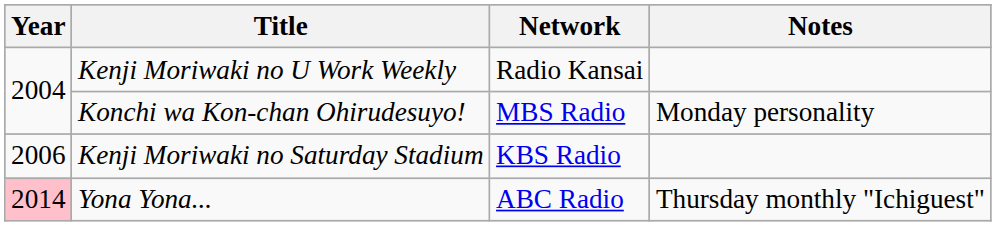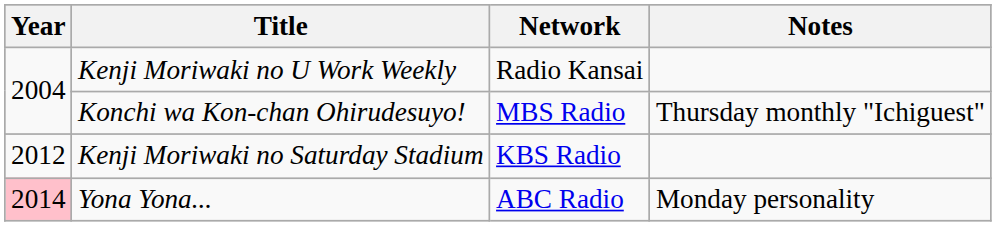(765, 112) Monday personality -> (820, 112) Thursday monthly "Ichiguest"
(38, 155) 2006 -> (38, 155) 2012
(820, 198) Thursday monthly "Ichiguest" -> (765, 198) Monday personality
